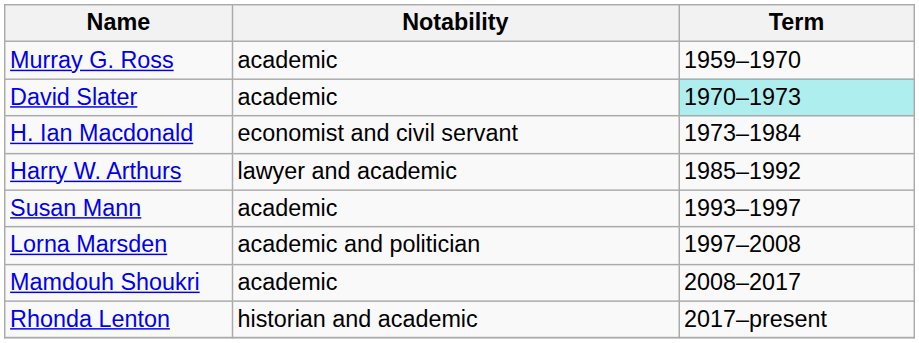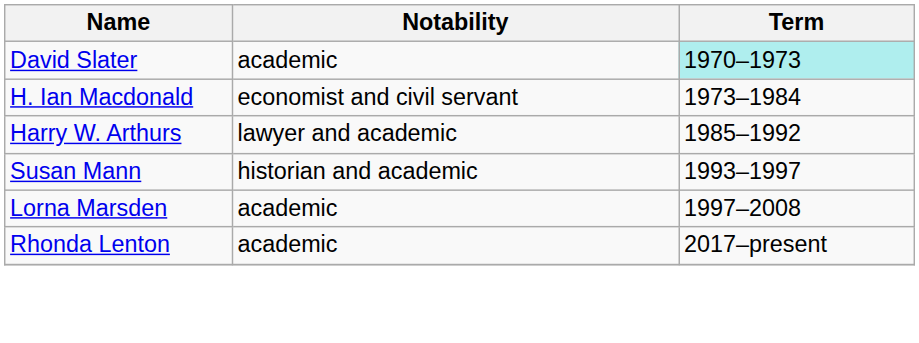- row: (92, 60)
(288, 208) academic -> (358, 171) historian and academic
(359, 245) academic and politician -> (288, 208) academic
- row: (105, 282)
(358, 319) historian and academic -> (288, 245) academic
